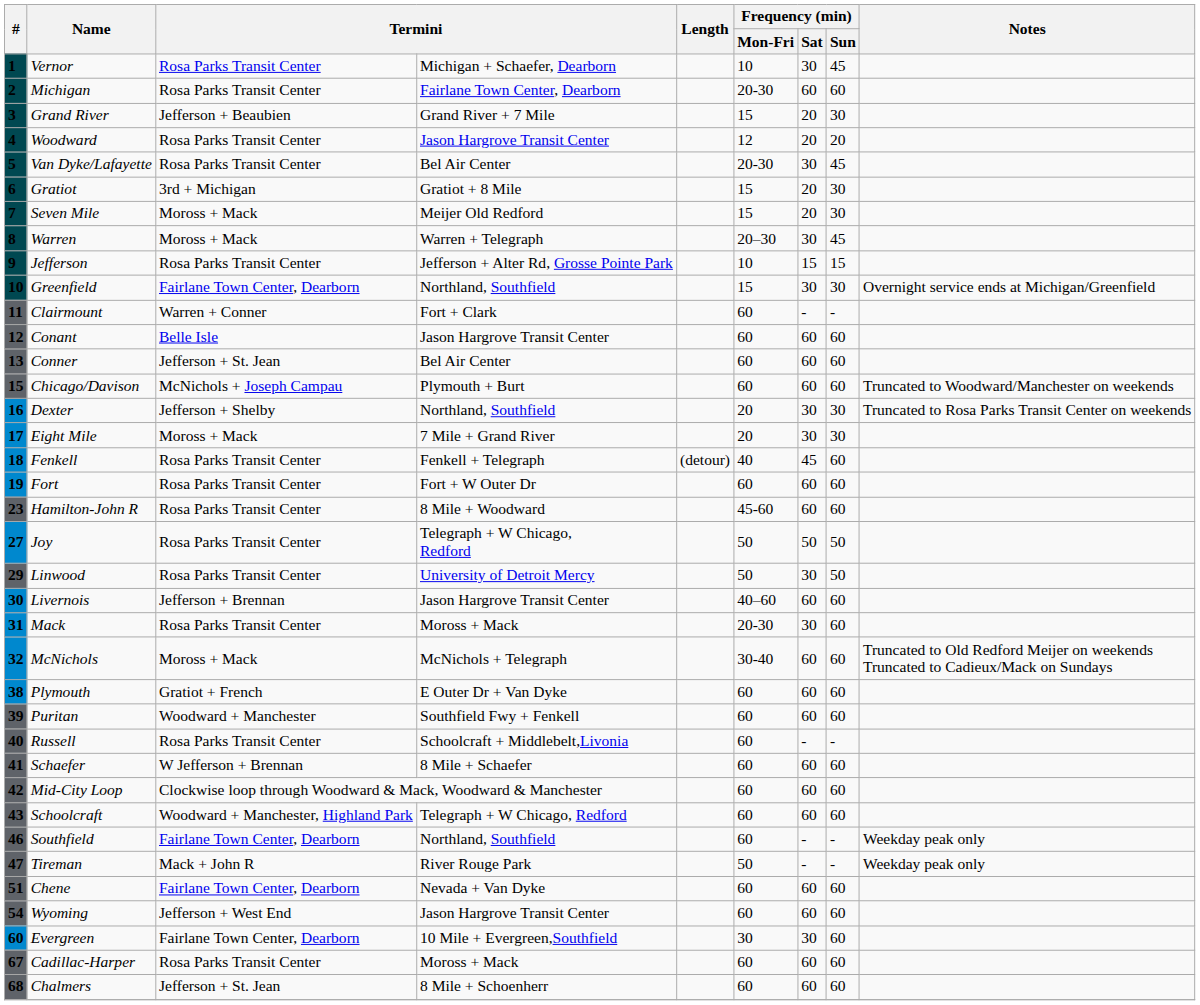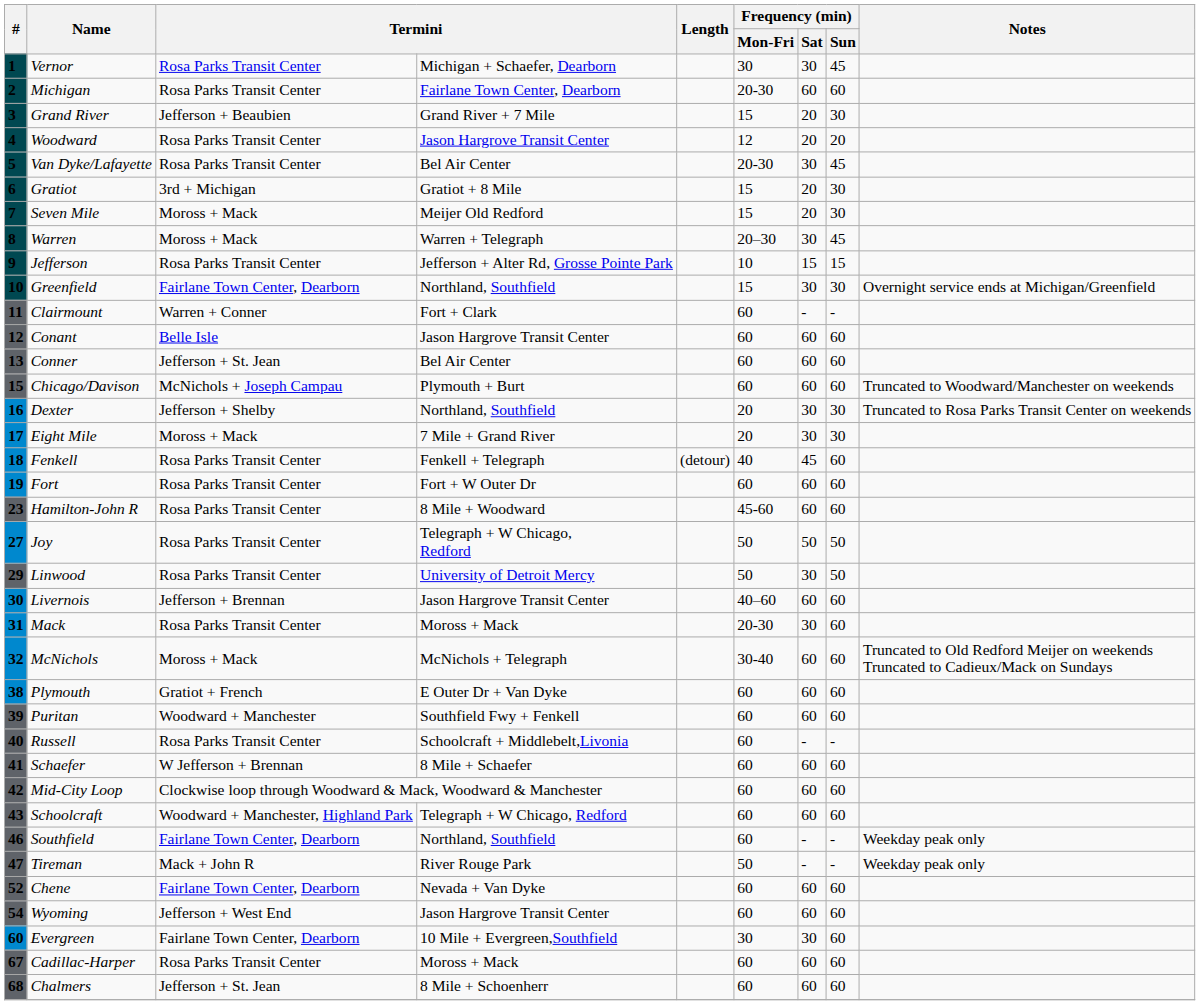(745, 66) 10 -> (745, 66) 30
(16, 888) 51 -> (16, 888) 52
